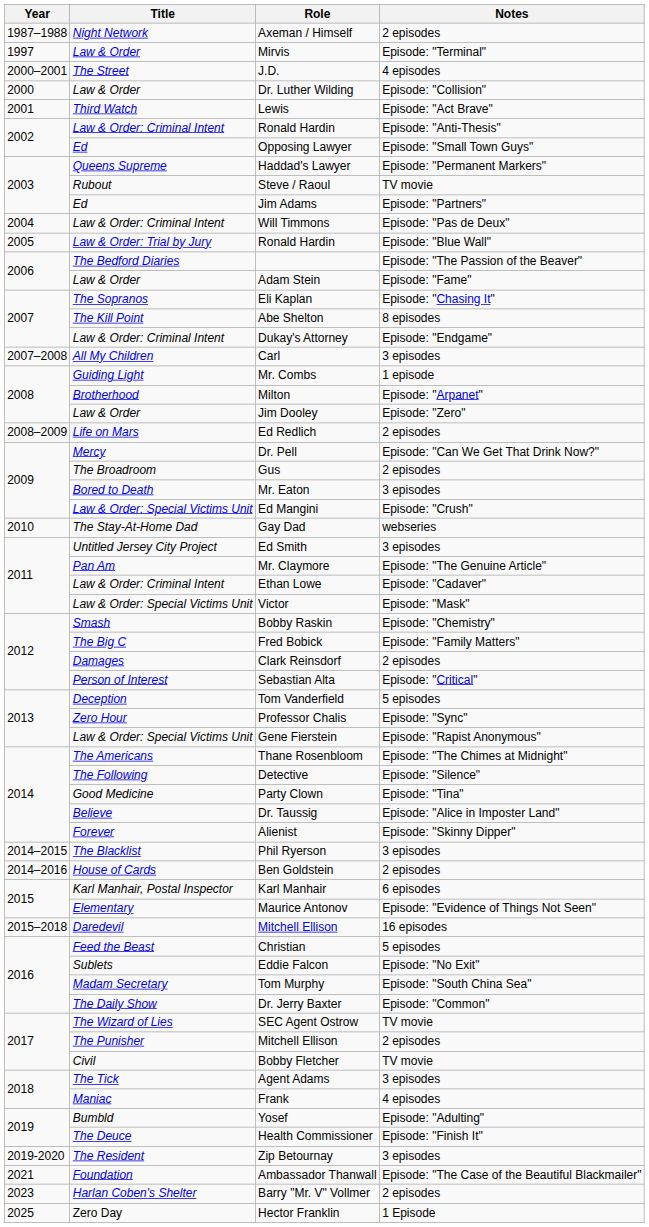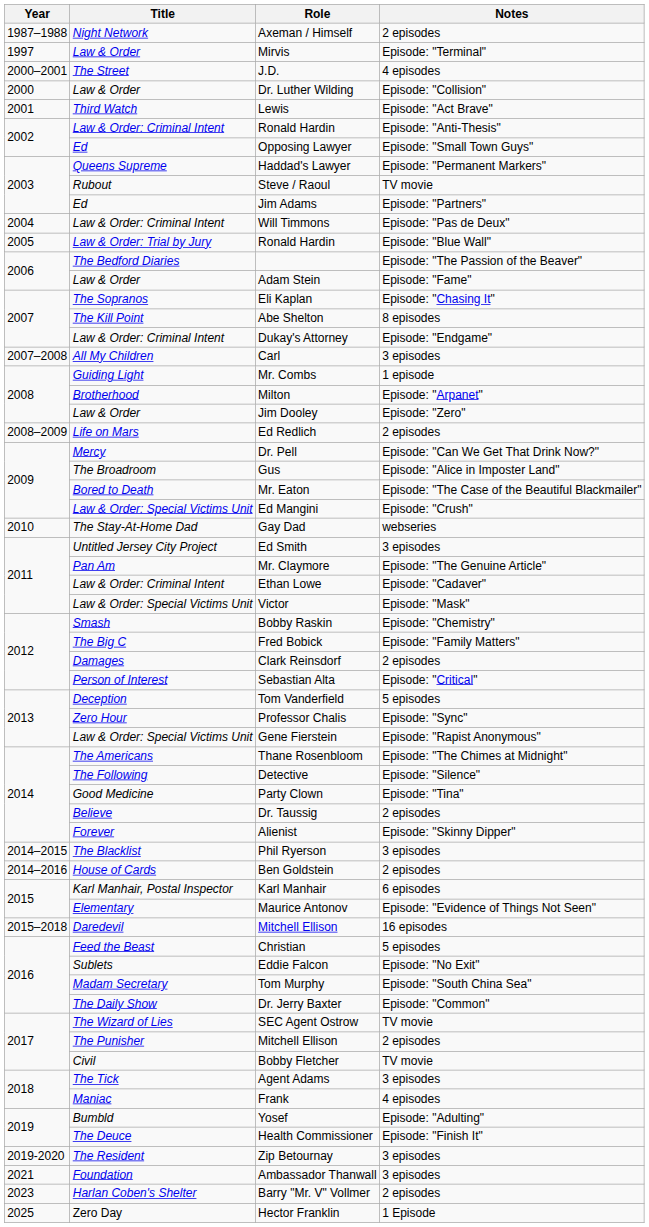(411, 470) 2 episodes -> (471, 470) Episode: "Alice in Imposter Land"
(411, 489) 3 episodes -> (512, 489) Episode: "The Case of the Beautiful Blackmailer"
(471, 813) Episode: "Alice in Imposter Land" -> (411, 813) 2 episodes
(512, 1174) Episode: "The Case of the Beautiful Blackmailer" -> (411, 1174) 3 episodes
